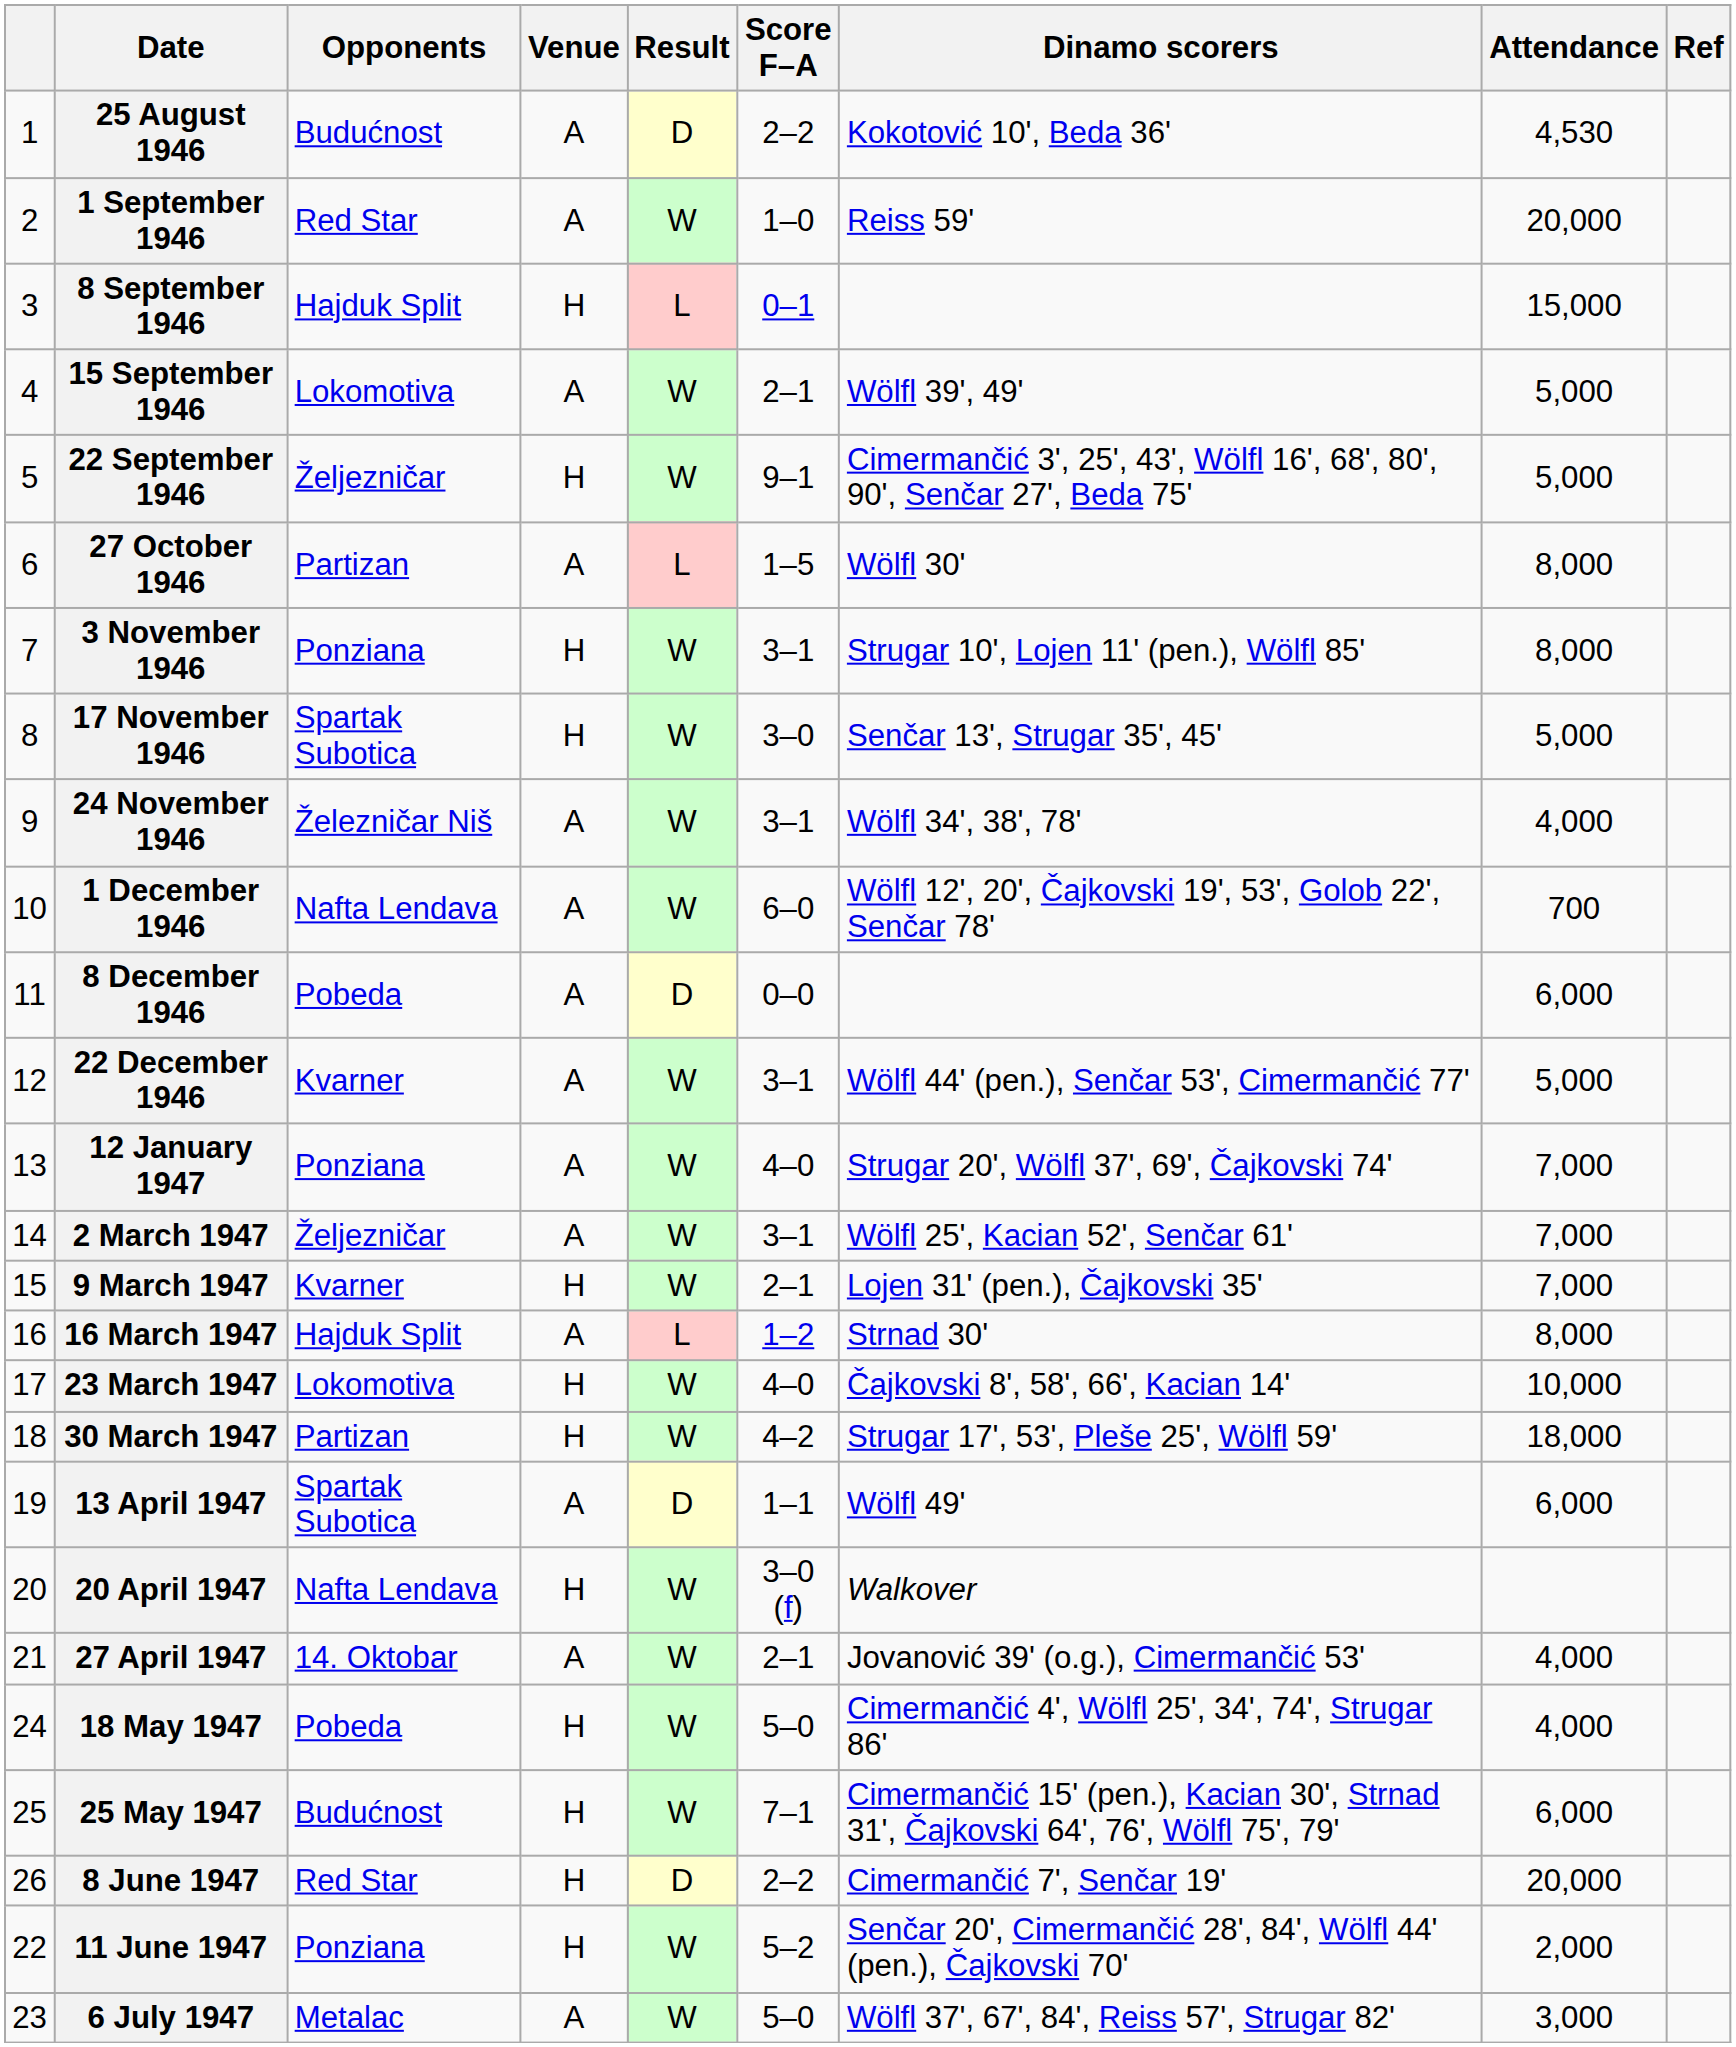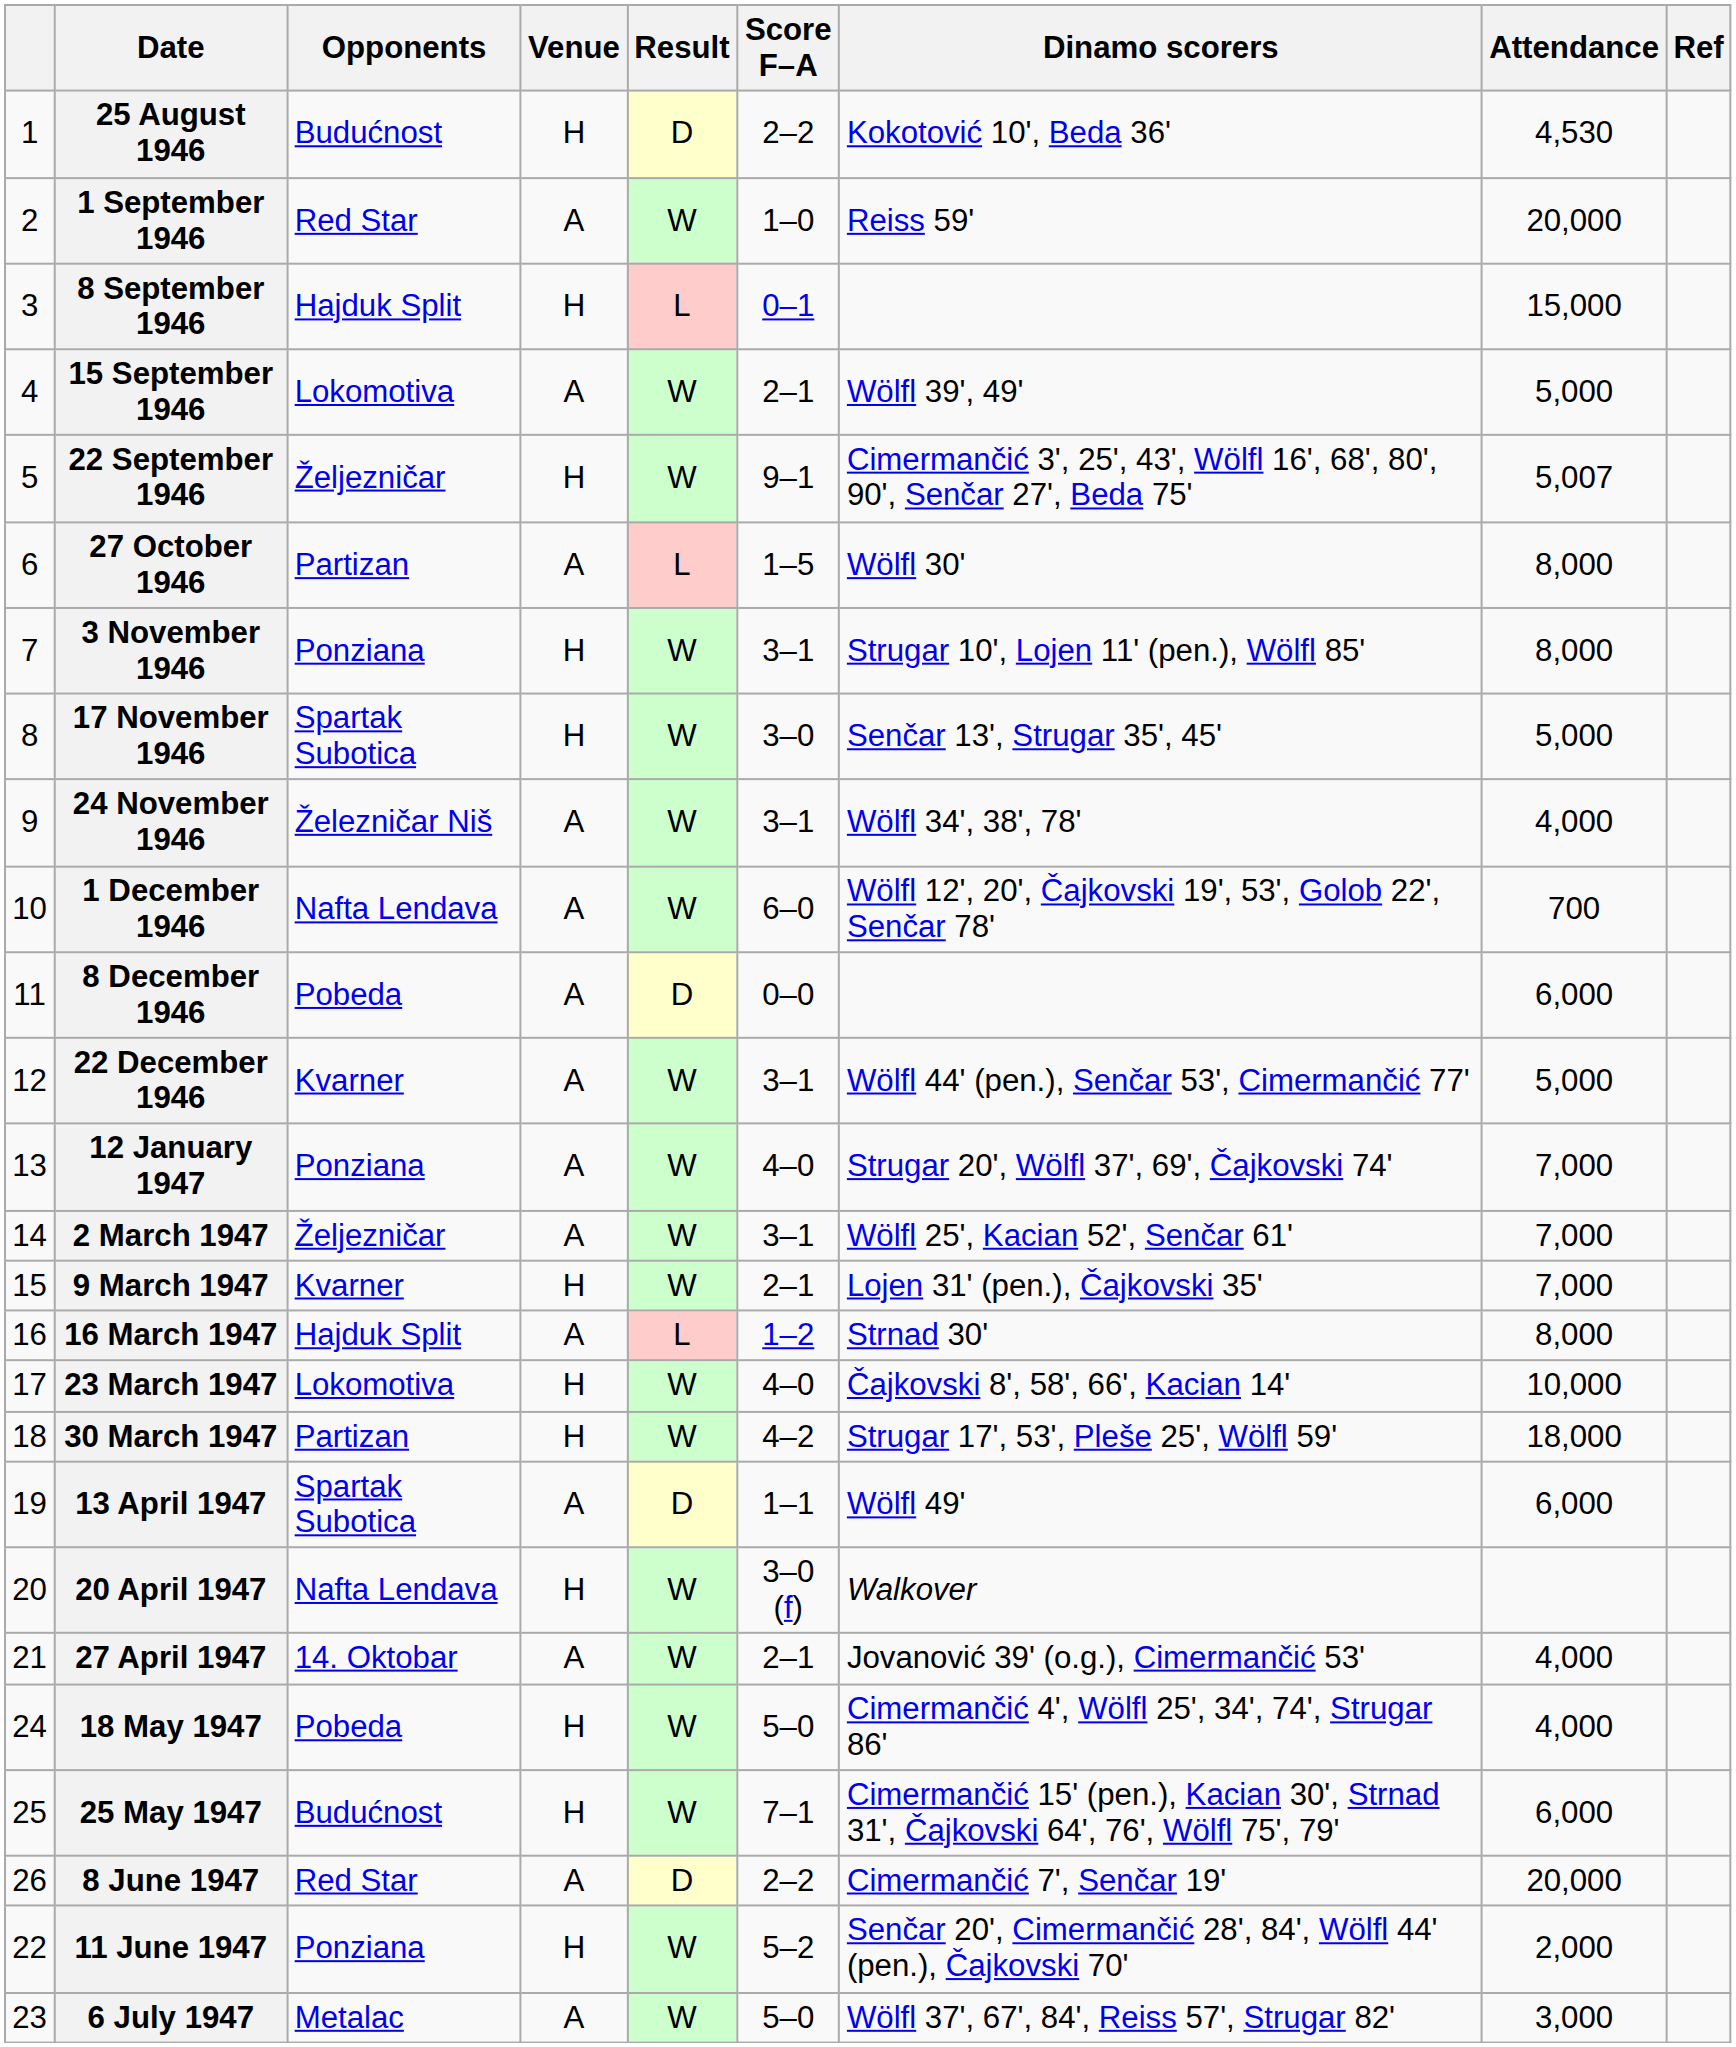(574, 133) A -> (574, 133) H
(1574, 477) 5,000 -> (1574, 477) 5,007
(574, 1879) H -> (574, 1879) A
